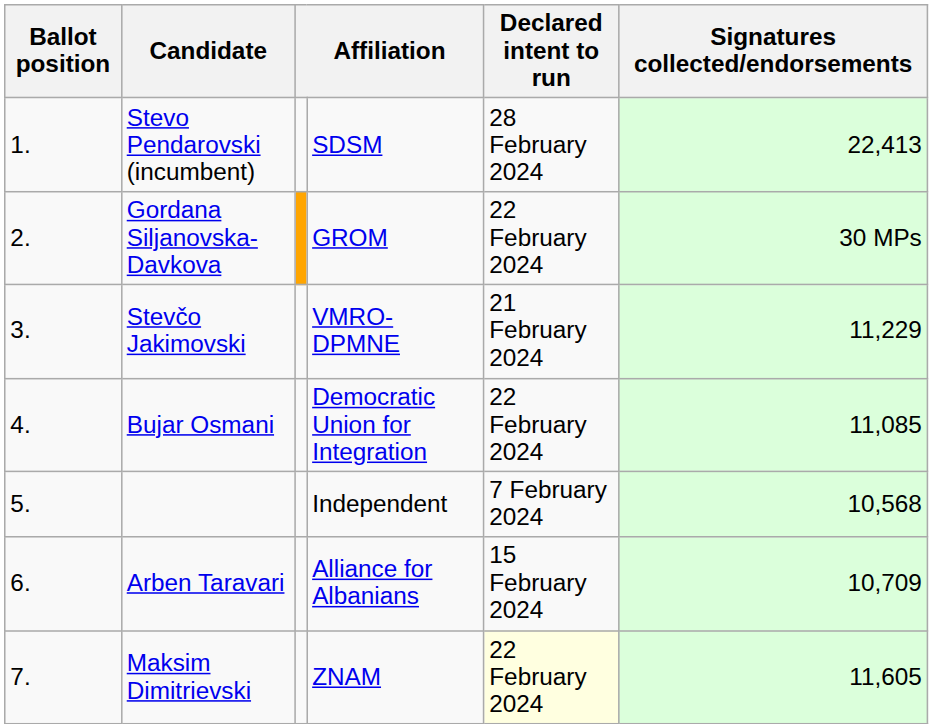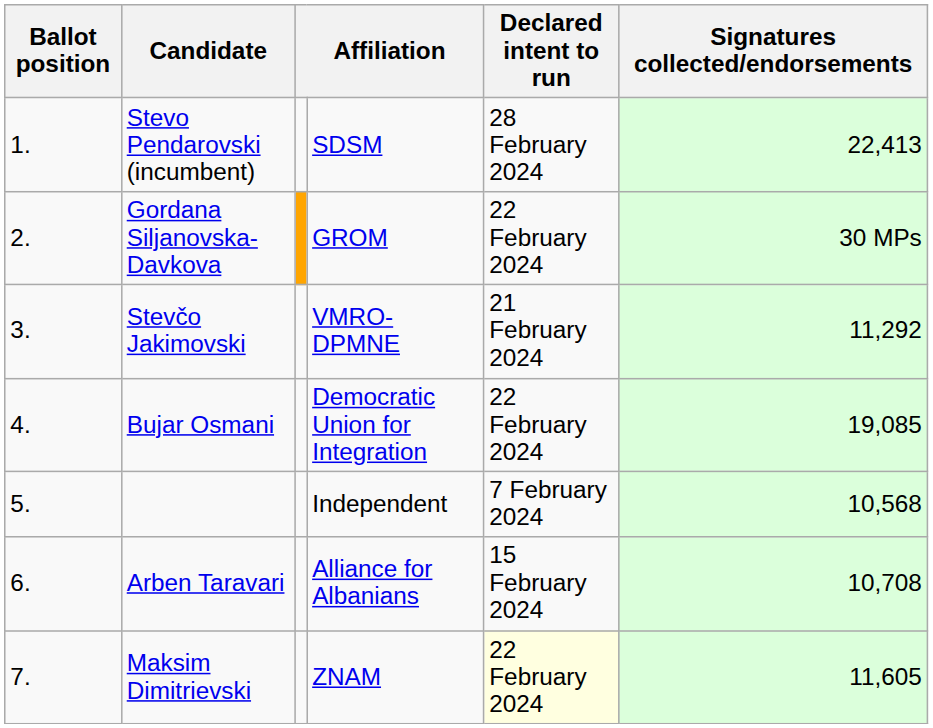(886, 331) 11,229 -> (886, 331) 11,292
(886, 424) 11,085 -> (885, 424) 19,085
(885, 583) 10,709 -> (885, 583) 10,708
